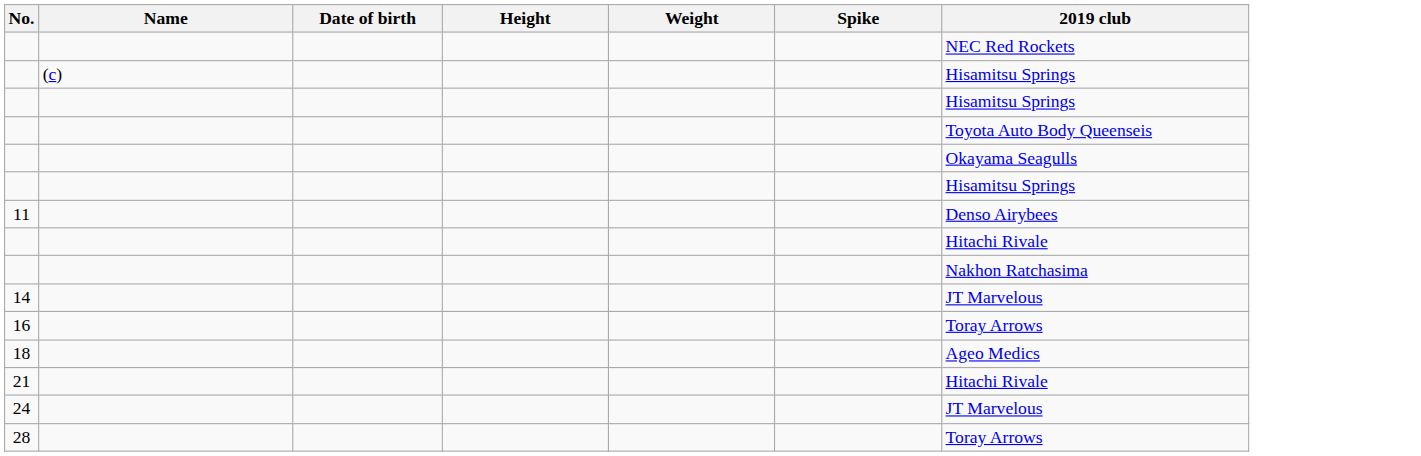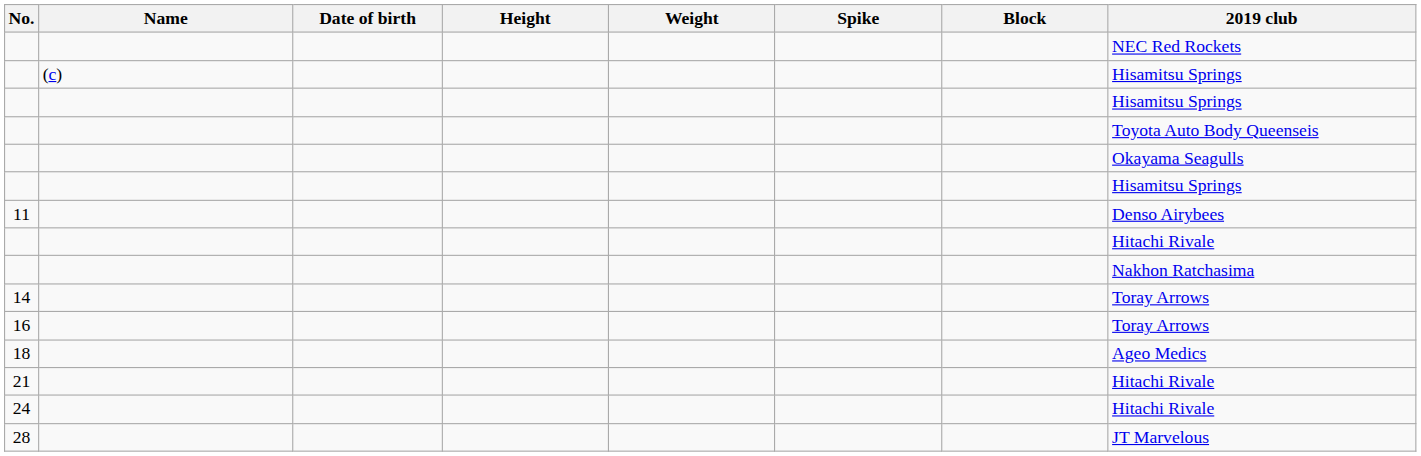+ column: (1025, 18)
(994, 297) JT Marvelous -> (1161, 297) Toray Arrows
(994, 409) JT Marvelous -> (1163, 409) Hitachi Rivale
(994, 437) Toray Arrows -> (1161, 437) JT Marvelous
